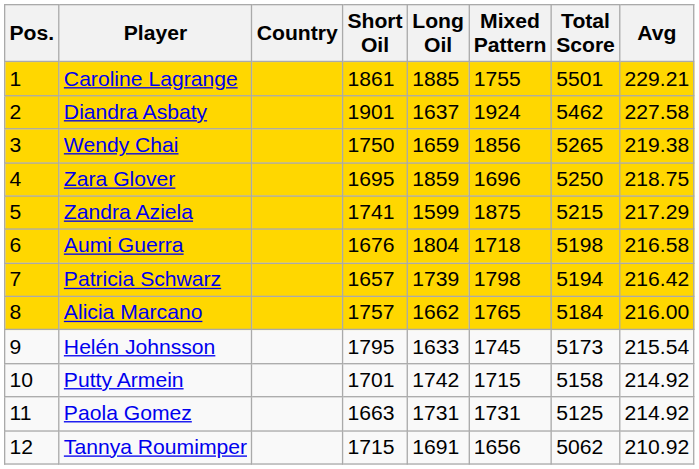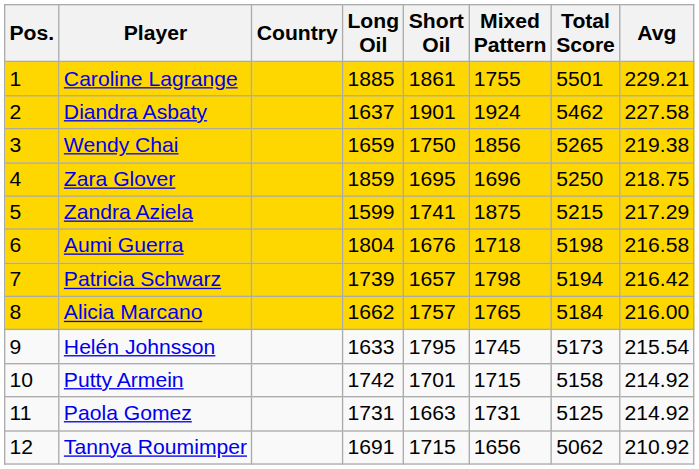columns swapped: (438, 33) <-> (375, 33)
